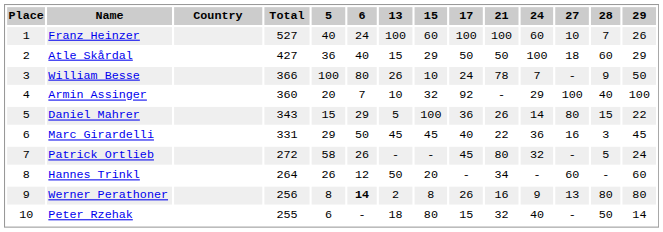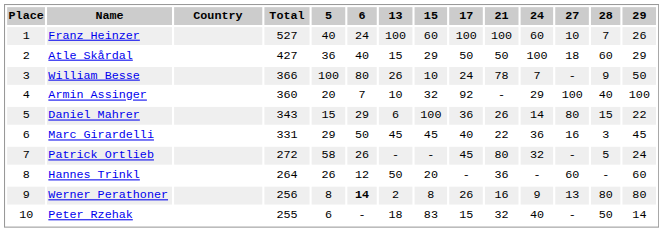(396, 115) 5 -> (396, 115) 6
(502, 175) 34 -> (502, 175) 36
(431, 215) 80 -> (431, 215) 83
